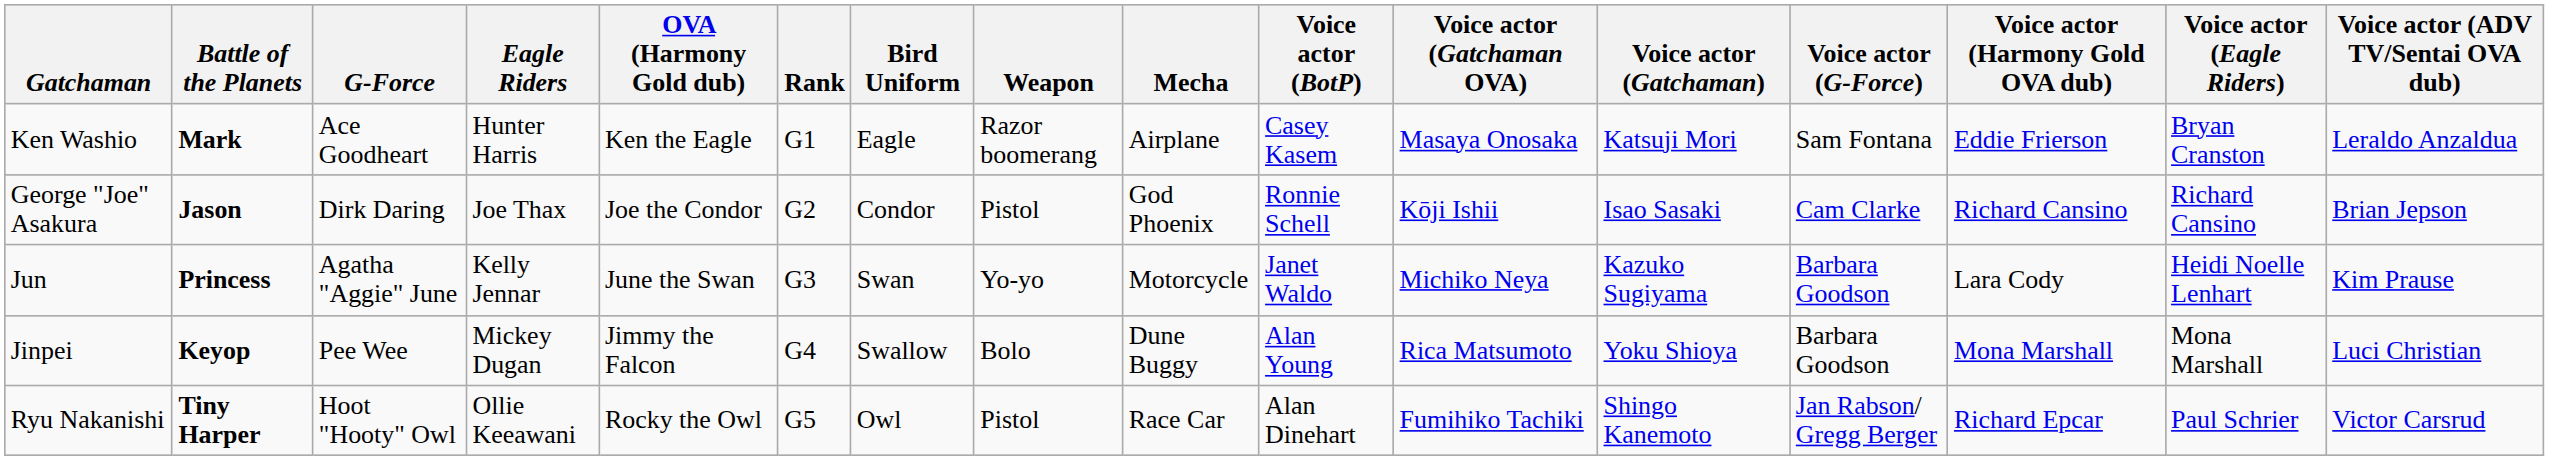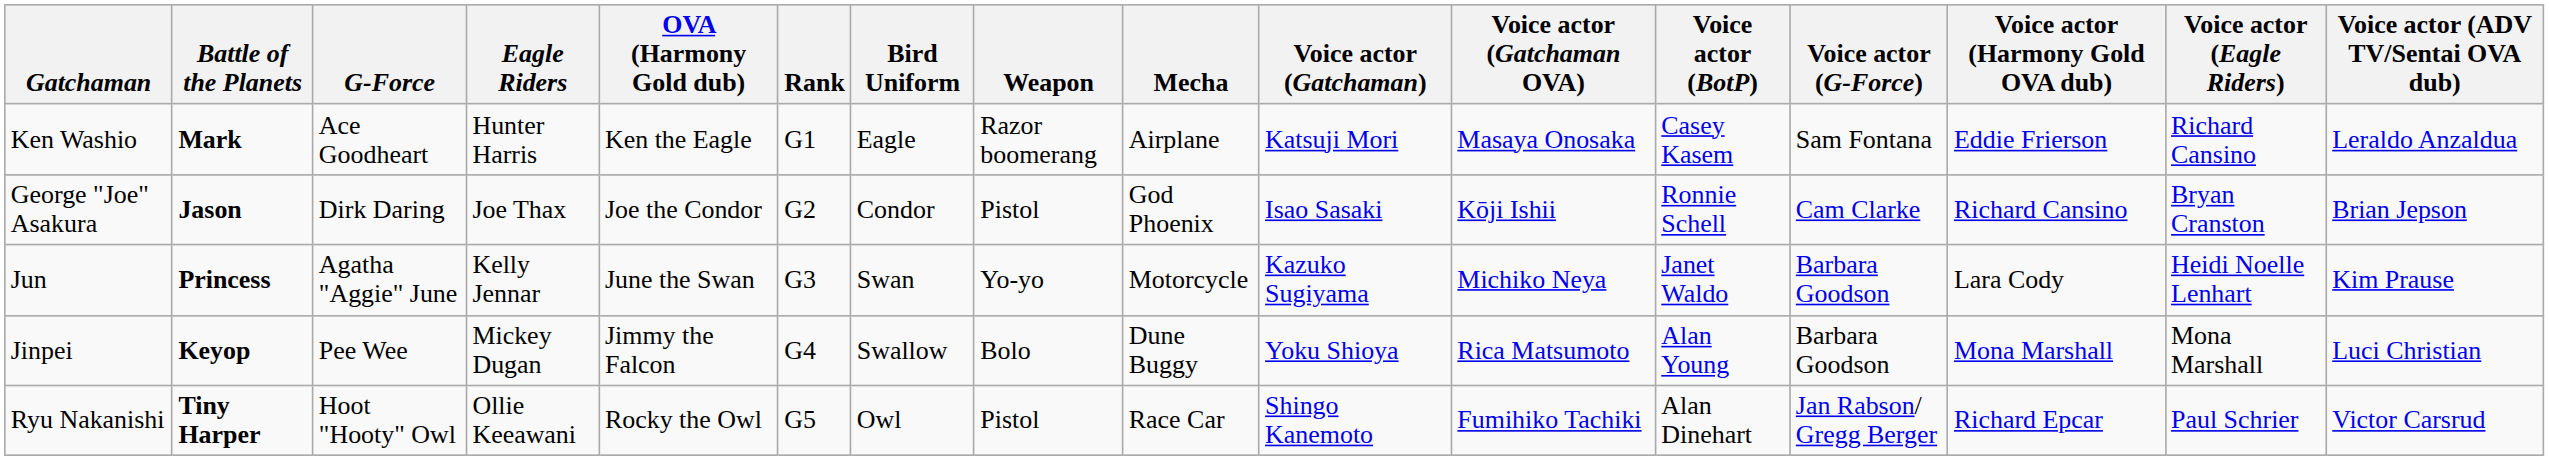columns swapped: (1694, 68) <-> (1326, 54)
(2218, 139) Bryan Cranston -> (2214, 139) Richard Cansino
(2214, 209) Richard Cansino -> (2218, 209) Bryan Cranston
